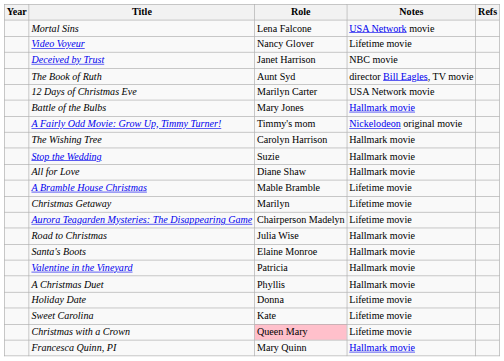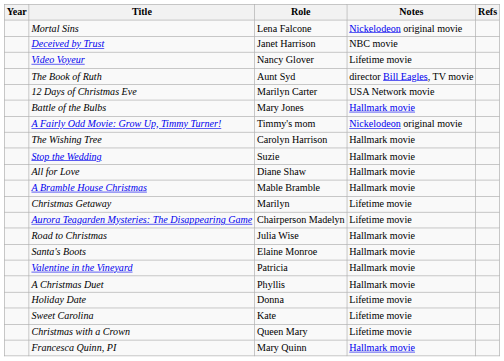(392, 28) USA Network movie -> (406, 28) Nickelodeon original movie
rows swapped: (68, 60) <-> (58, 44)
(380, 188) Lifetime movie -> (382, 188) Hallmark movie
(282, 332) pink background -> (282, 332) no background
